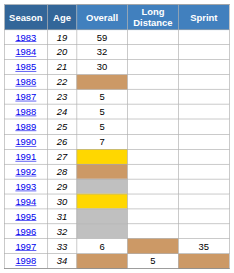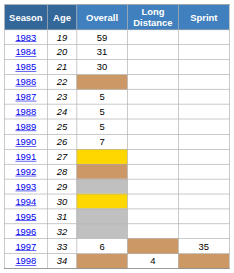(102, 52) 32 -> (102, 52) 31
(153, 261) 5 -> (153, 261) 4
